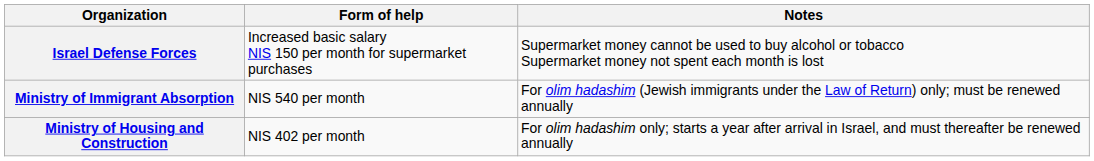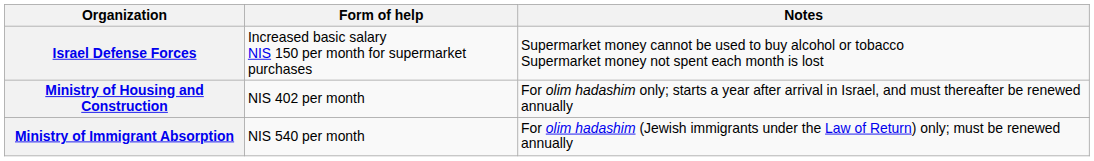rows swapped: (125, 98) <-> (125, 136)
